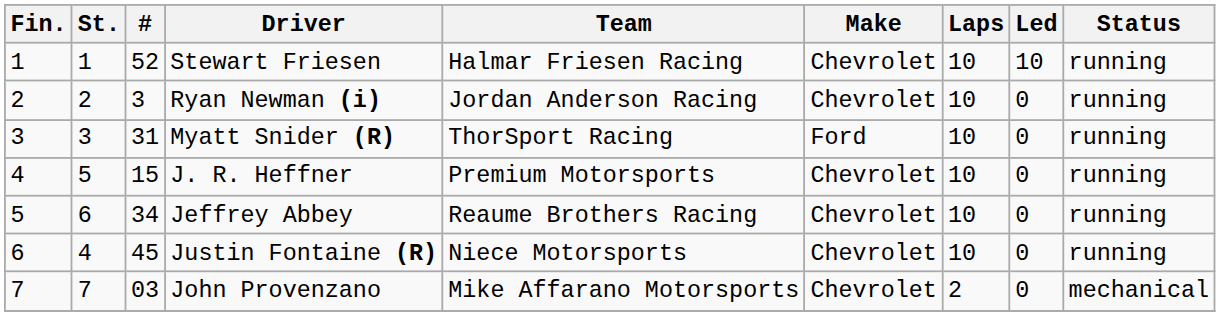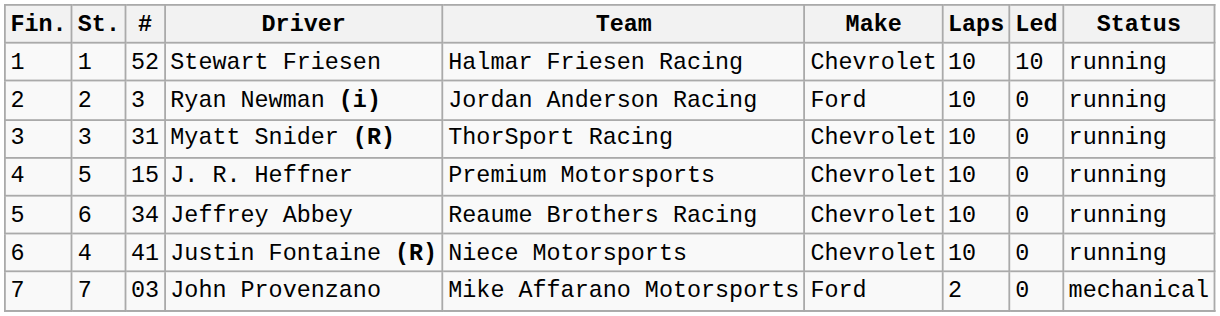(874, 100) Chevrolet -> (839, 100) Ford
(839, 138) Ford -> (874, 138) Chevrolet
(145, 253) 45 -> (145, 253) 41
(874, 291) Chevrolet -> (839, 291) Ford
